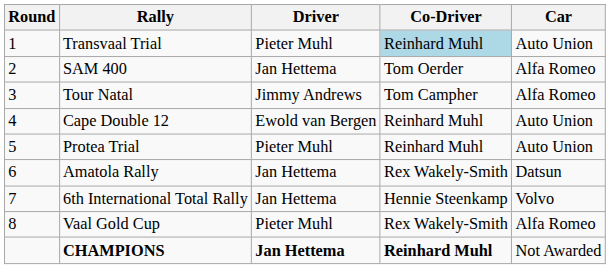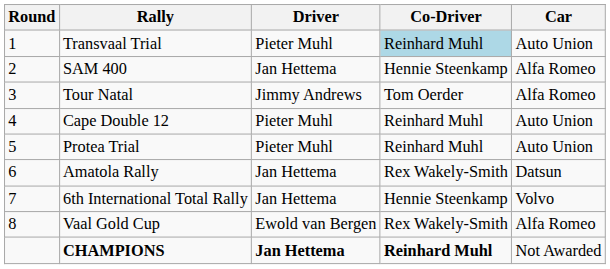(424, 69) Tom Oerder -> (446, 69) Hennie Steenkamp
(431, 95) Tom Campher -> (424, 95) Tom Oerder
(316, 120) Ewold van Bergen -> (294, 120) Pieter Muhl
(294, 224) Pieter Muhl -> (316, 224) Ewold van Bergen
